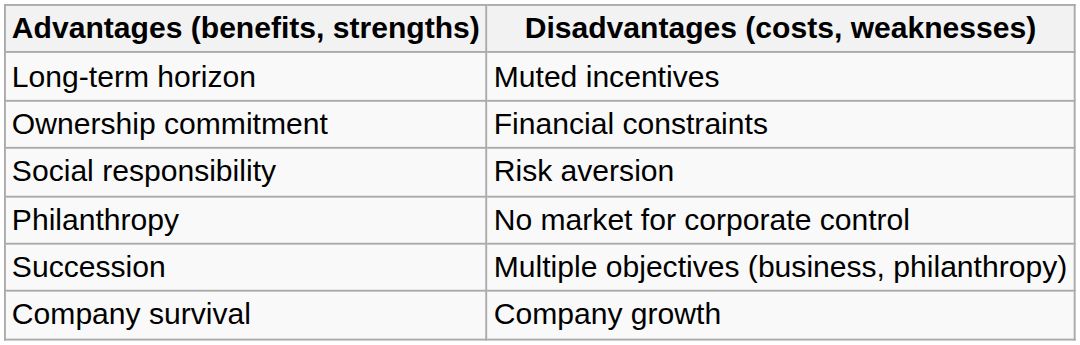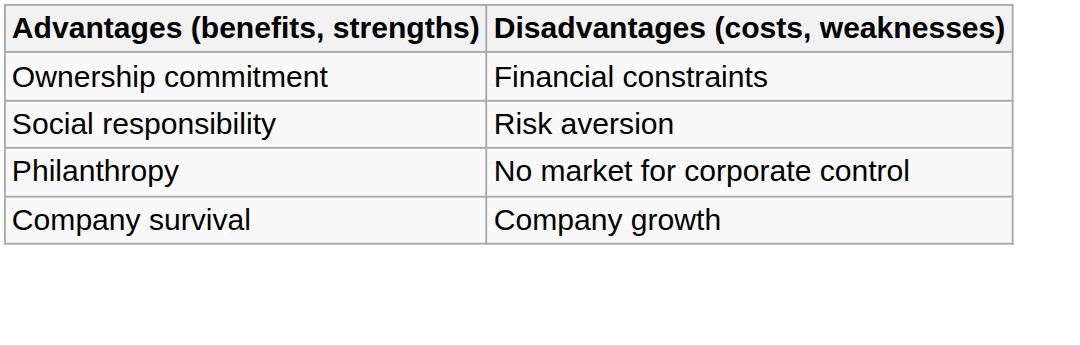- row: (134, 76)
- row: (89, 266)
